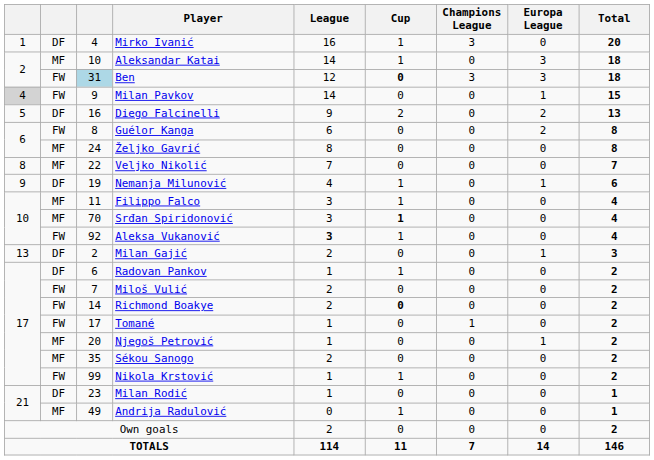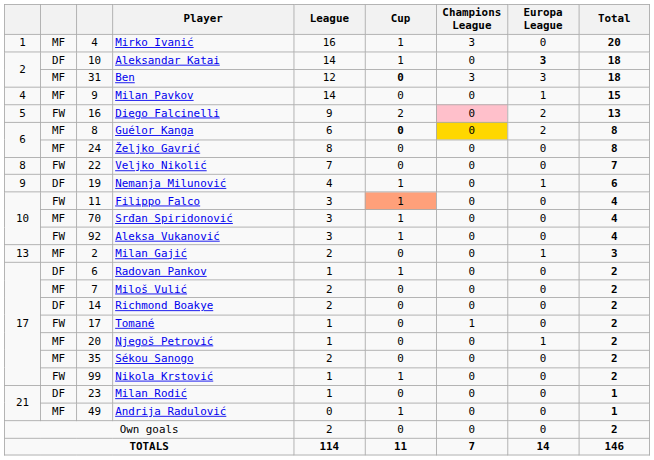(58, 43) DF -> (58, 43) MF
(58, 61) MF -> (58, 61) DF
(543, 61) normal -> (543, 61) bold
(58, 79) FW -> (58, 79) MF
(95, 79) lightblue background -> (95, 79) no background
(22, 96) lightgrey background -> (22, 96) no background
(58, 96) FW -> (58, 96) MF
(58, 114) DF -> (58, 114) FW
(472, 114) no background -> (472, 114) pink background
(58, 131) FW -> (58, 131) MF
(401, 131) normal -> (401, 131) bold
(472, 131) no background -> (472, 131) gold background
(58, 166) MF -> (58, 166) FW
(58, 201) MF -> (58, 201) FW
(401, 201) no background -> (401, 201) lightsalmon background
(401, 219) bold -> (401, 219) normal
(329, 236) bold -> (329, 236) normal
(58, 254) DF -> (58, 254) MF
(58, 289) FW -> (58, 289) MF
(58, 307) FW -> (58, 307) DF
(401, 307) bold -> (401, 307) normal
